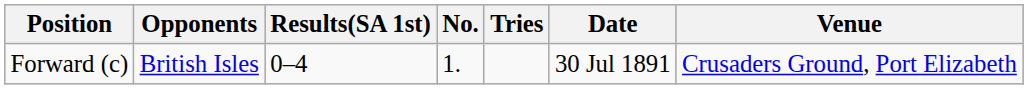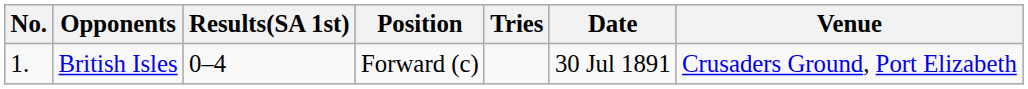columns swapped: (460, 24) <-> (69, 24)
